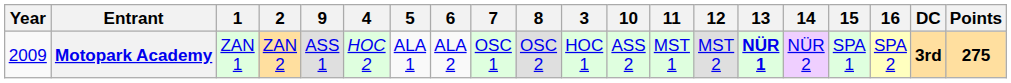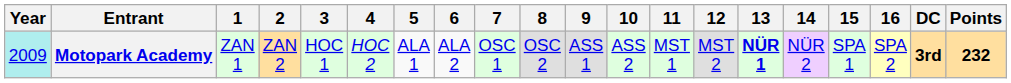columns swapped: (584, 18) <-> (322, 18)
(28, 54) no background -> (28, 54) paleturquoise background
(976, 54) 275 -> (976, 54) 232
